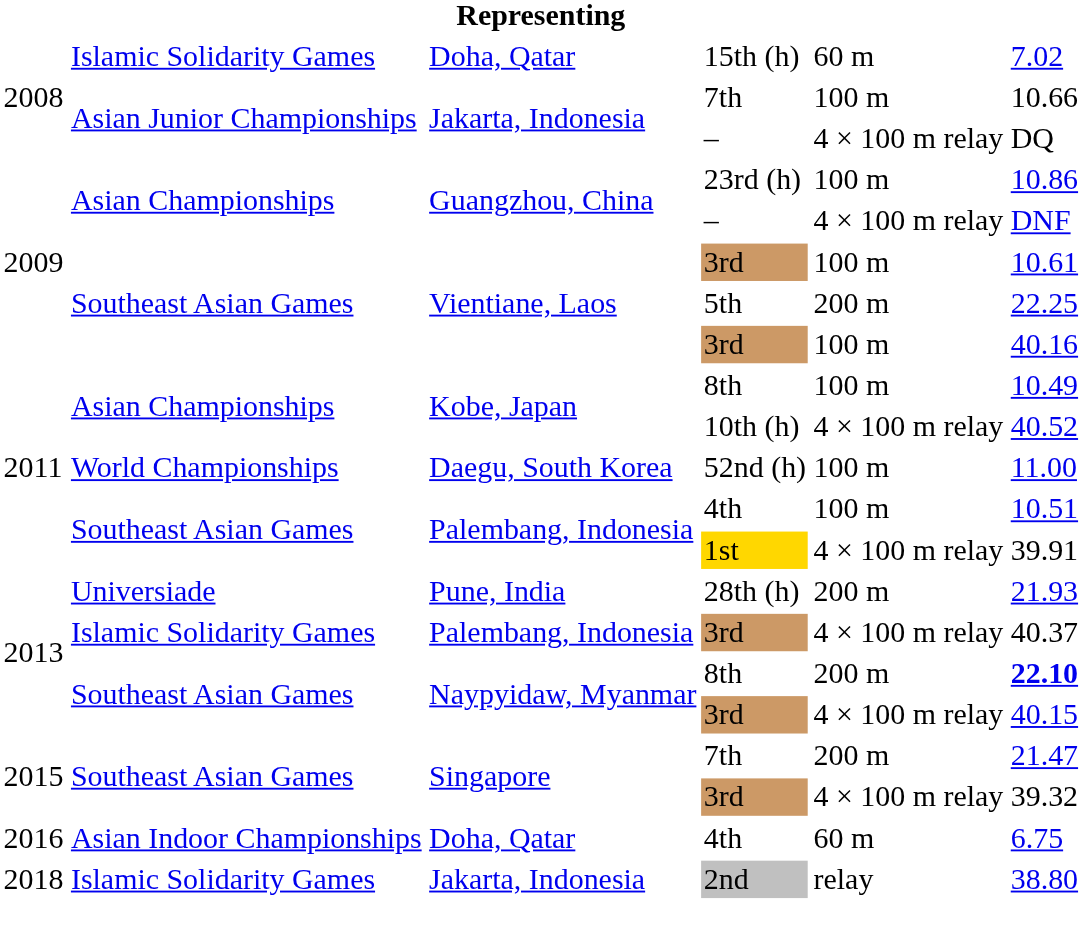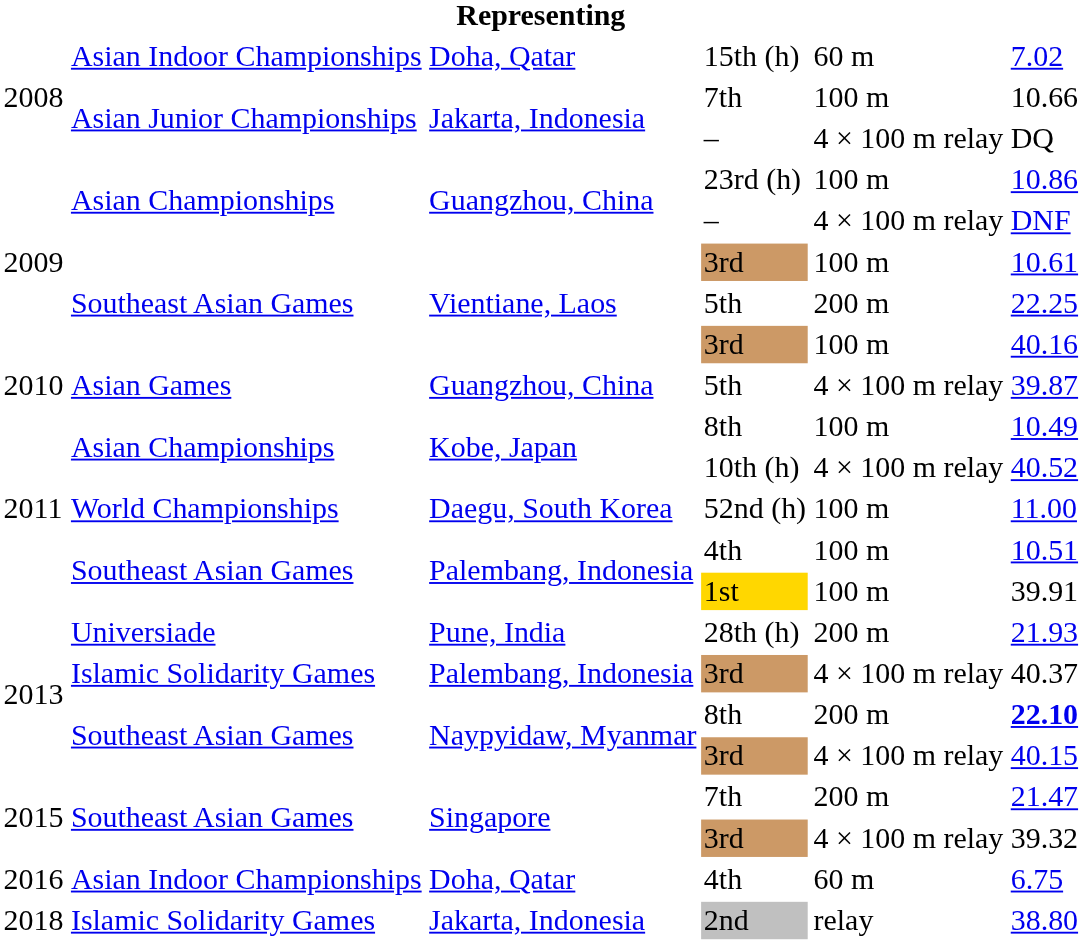(223, 56) Islamic Solidarity Games -> (246, 56) Asian Indoor Championships
+ row: (541, 385)
(908, 549) 4 × 100 m relay -> (851, 590) 100 m
